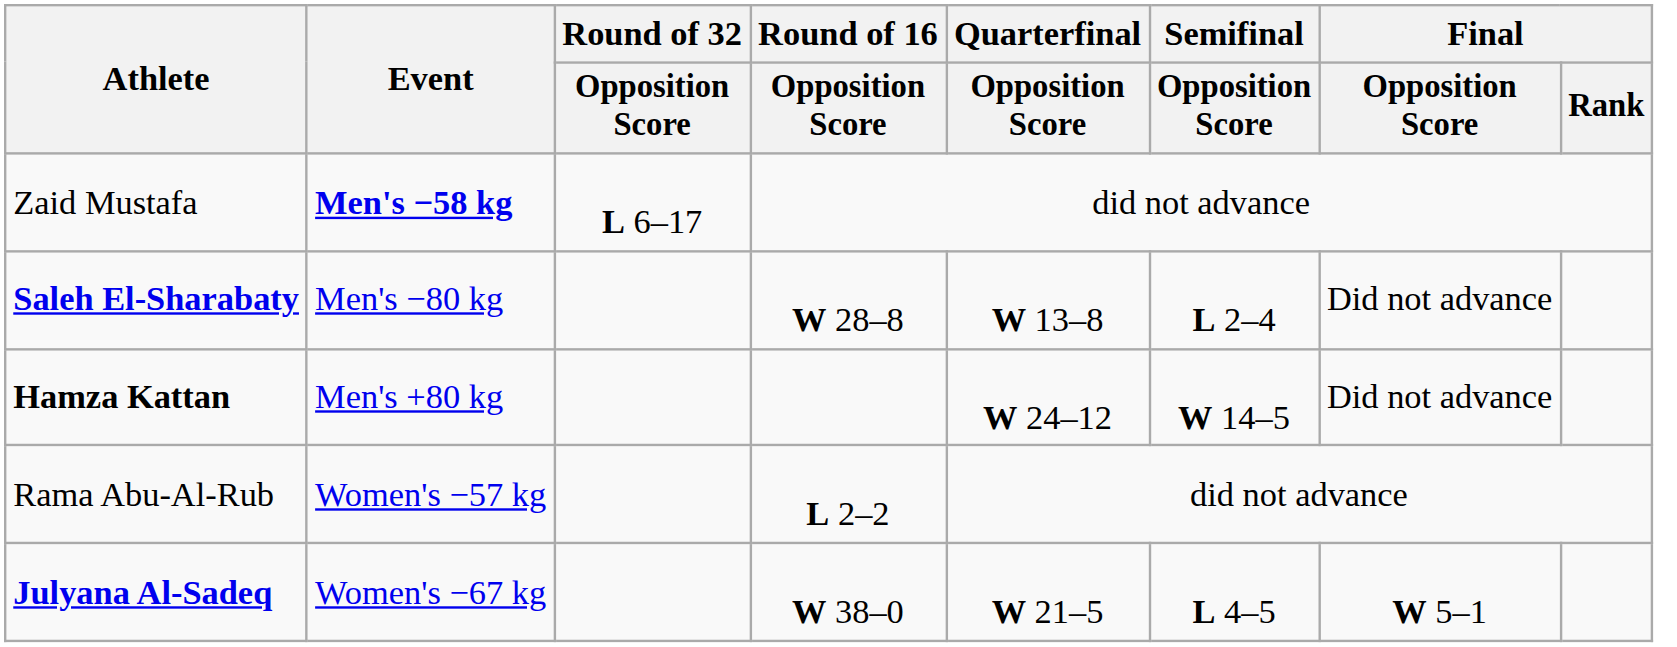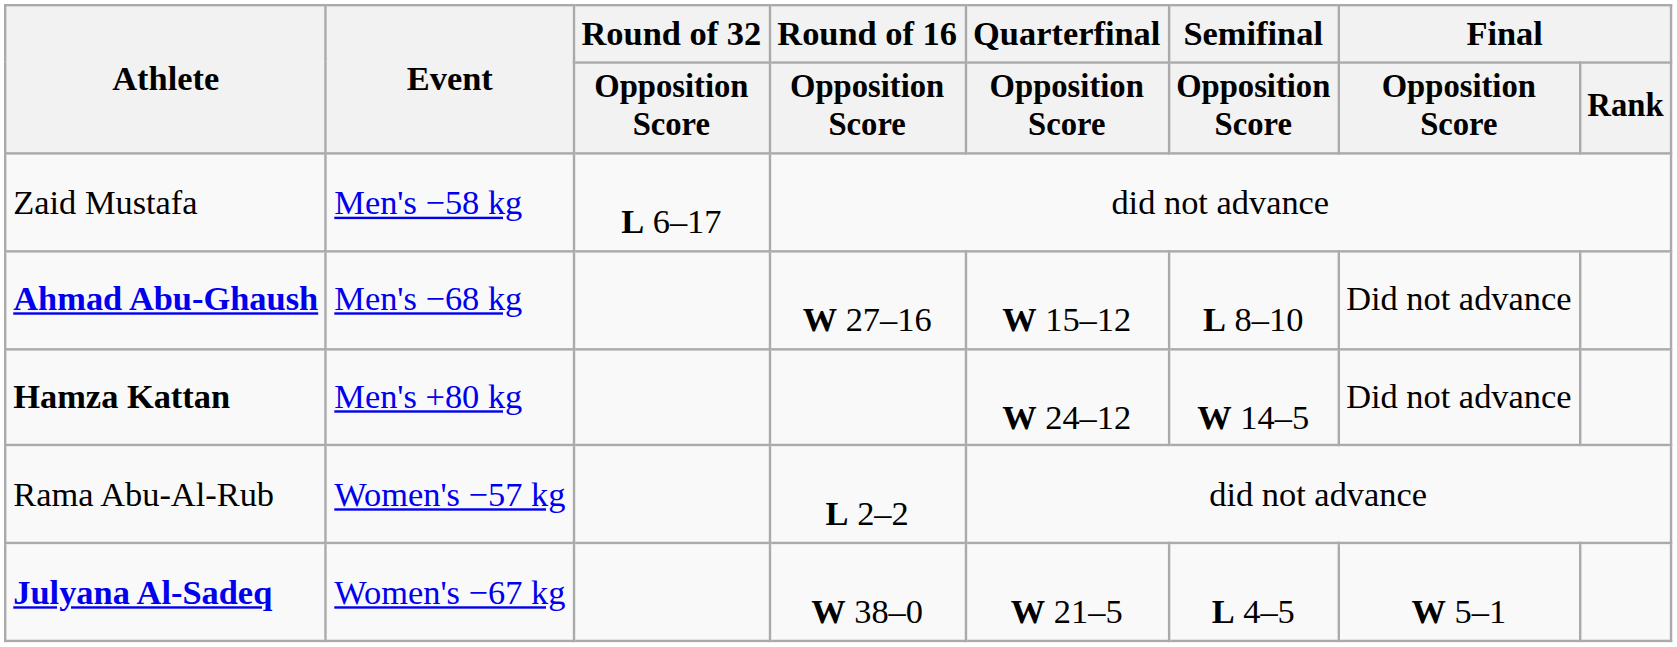(414, 202) bold -> (428, 202) normal
+ row: (166, 299)
- row: (156, 299)
